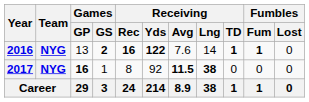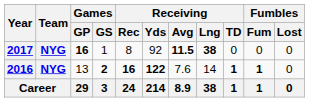rows swapped: (20, 50) <-> (20, 69)
